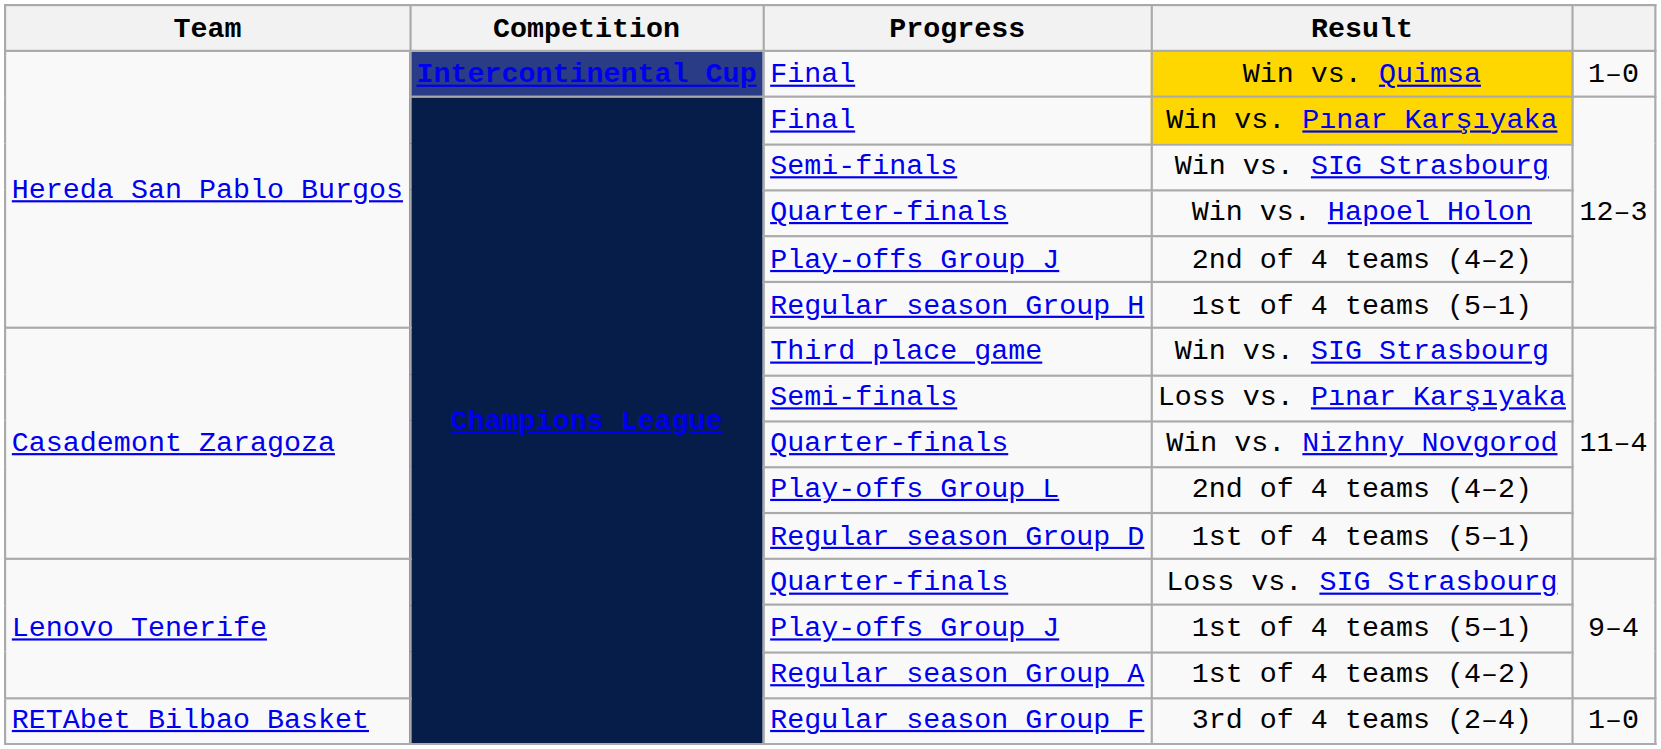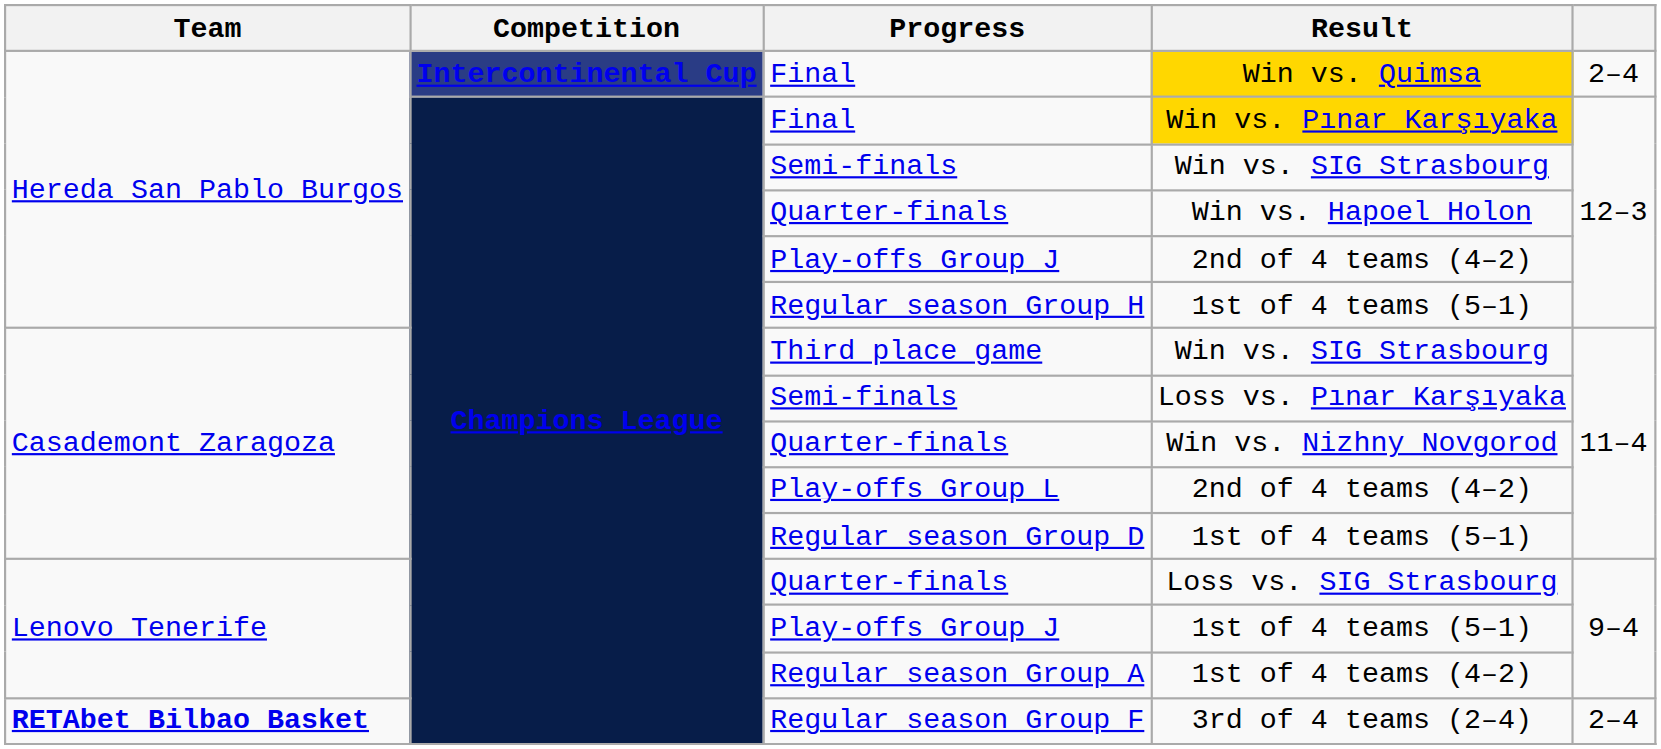(1614, 74) 1–0 -> (1614, 74) 2–4
(190, 721) normal -> (190, 721) bold
(1614, 721) 1–0 -> (1614, 721) 2–4
